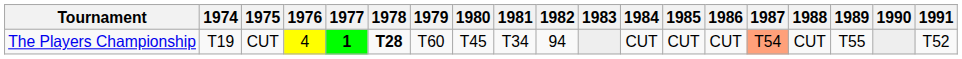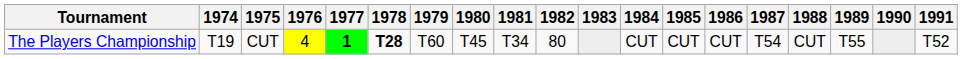(557, 42) 94 -> (557, 42) 80
(768, 42) lightsalmon background -> (768, 42) no background
